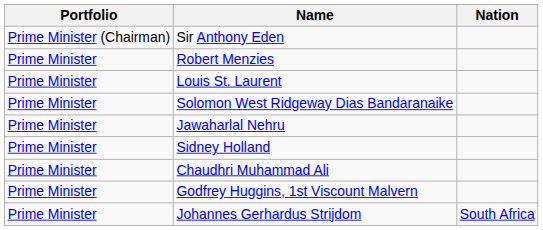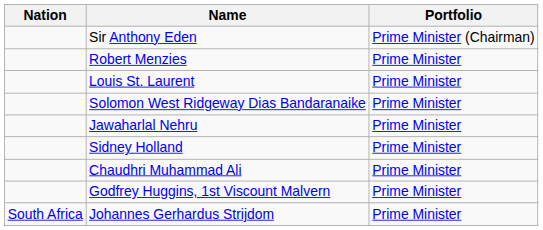columns swapped: (497, 15) <-> (89, 15)
